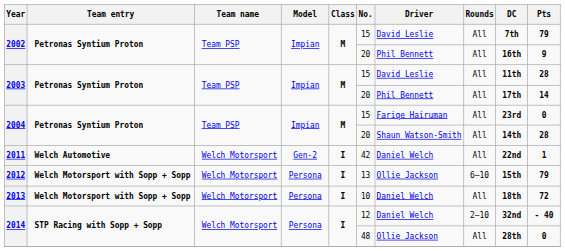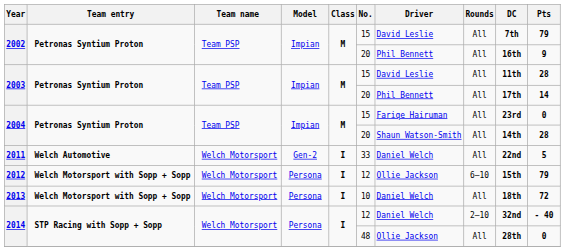(366, 156) 42 -> (366, 156) 33
(544, 156) 1 -> (544, 156) 5
(366, 176) 13 -> (366, 176) 12
